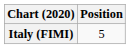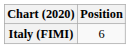(102, 33) 5 -> (102, 33) 6
